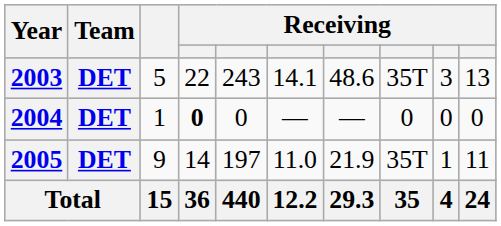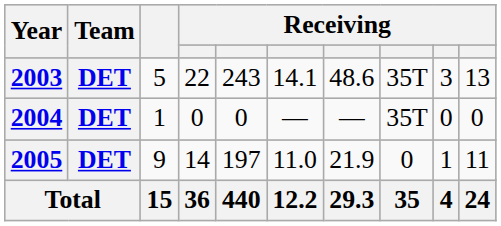(197, 118) bold -> (197, 118) normal
(407, 118) 0 -> (407, 118) 35T
(407, 159) 35T -> (407, 159) 0
